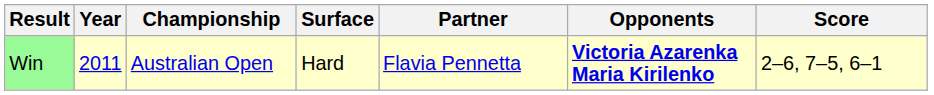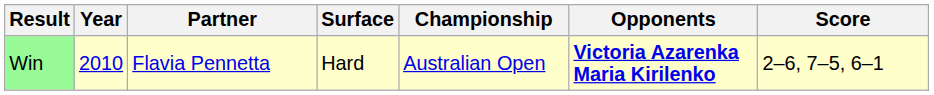columns swapped: (211, 20) <-> (473, 20)
(100, 62) 2011 -> (101, 62) 2010
